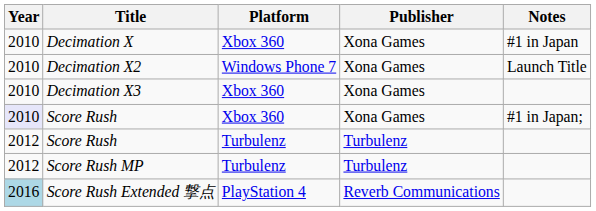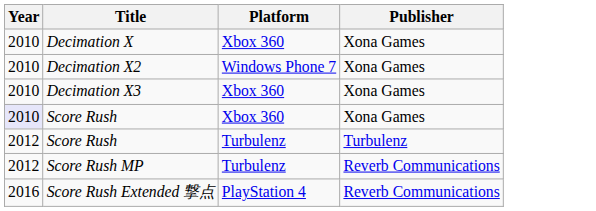- column: (547, 16)
(375, 166) Turbulenz -> (422, 166) Reverb Communications
(24, 192) lightblue background -> (24, 192) no background
